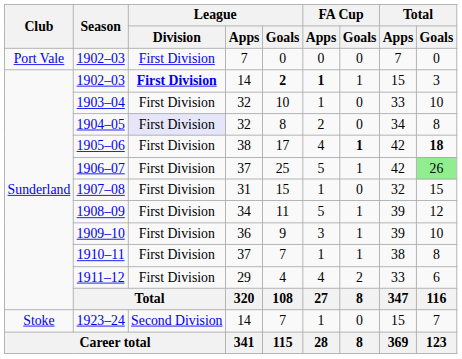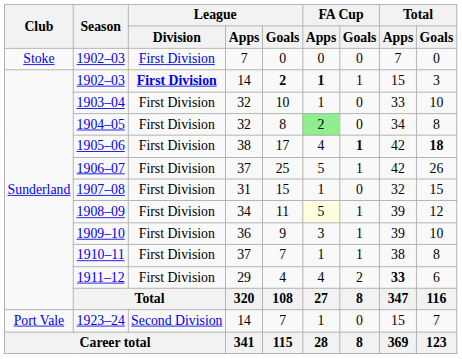(39, 59) Port Vale -> (39, 59) Stoke
(177, 124) lavender background -> (177, 124) no background
(321, 124) no background -> (321, 124) lightgreen background
(436, 168) lightgreen background -> (436, 168) no background
(321, 211) no background -> (321, 211) lightyellow background
(398, 277) normal -> (398, 277) bold
(39, 320) Stoke -> (39, 320) Port Vale
